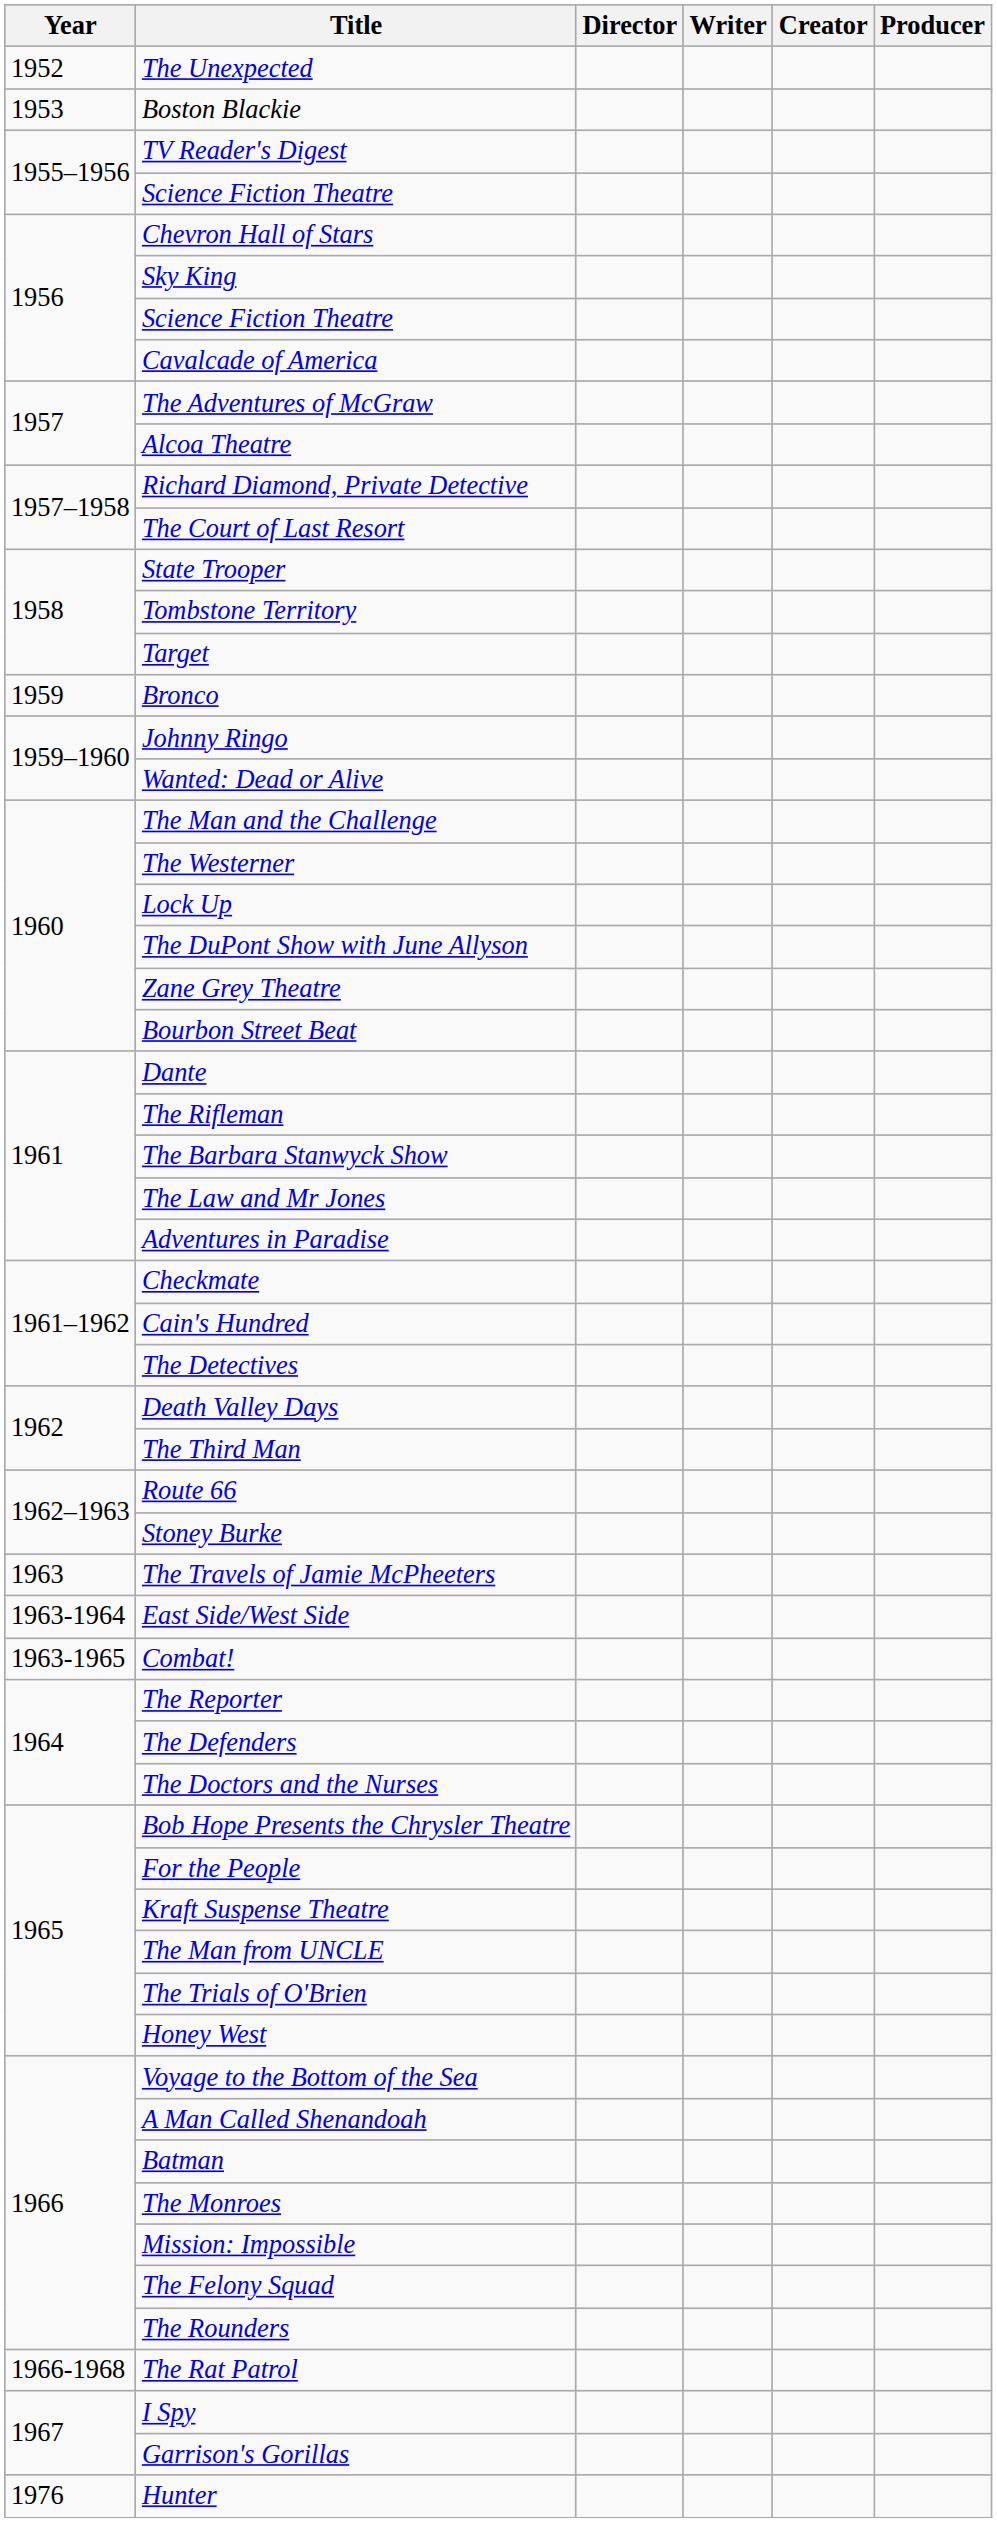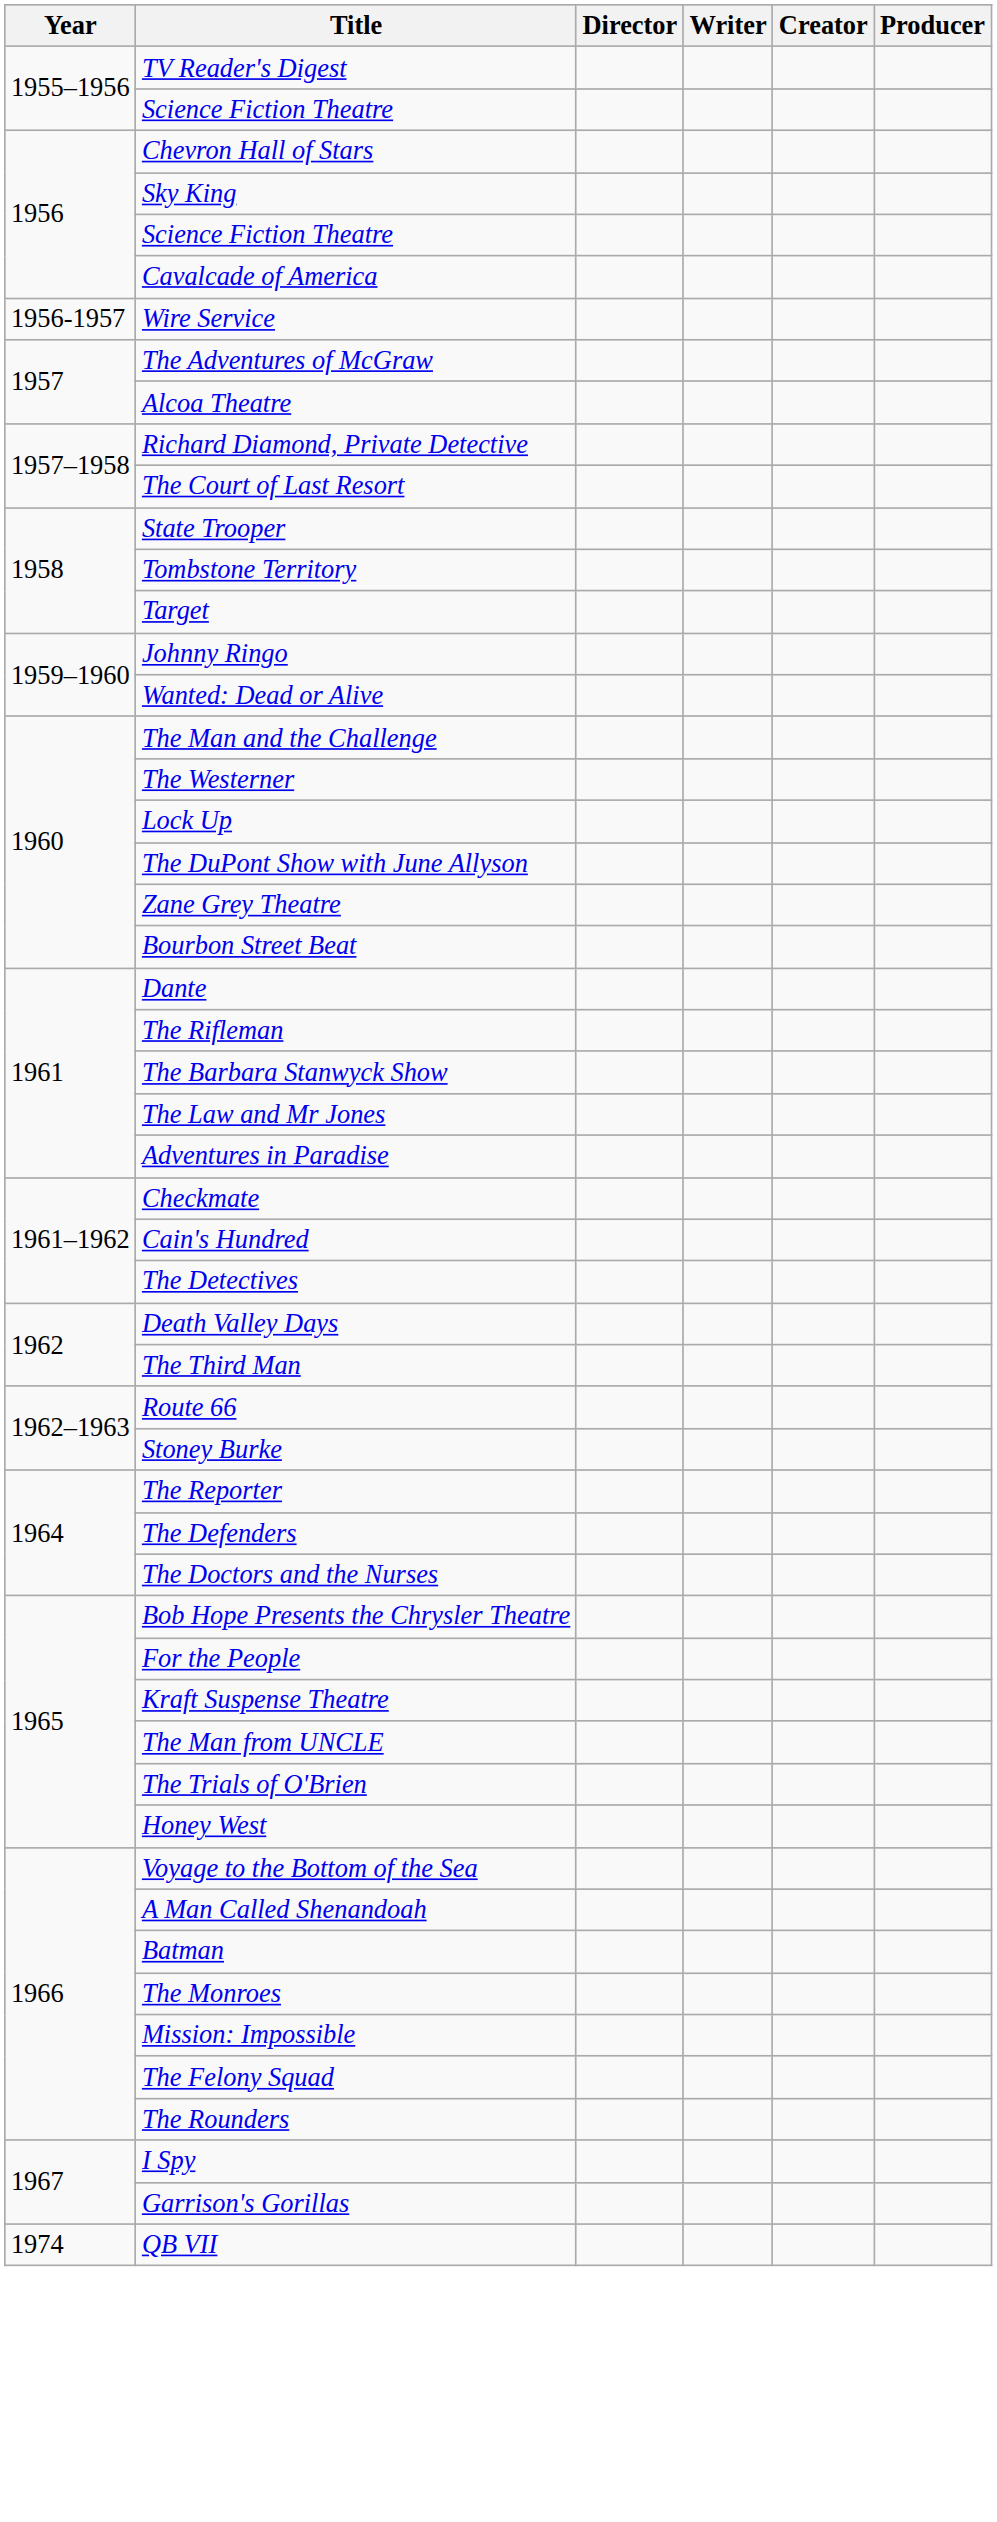- row: (37, 67)
- row: (37, 109)
+ row: (68, 318)
- row: (37, 695)
- row: (37, 1574)
- row: (68, 1616)
- row: (68, 1658)
- row: (68, 2370)
+ row: (37, 2244)
- row: (37, 2495)
